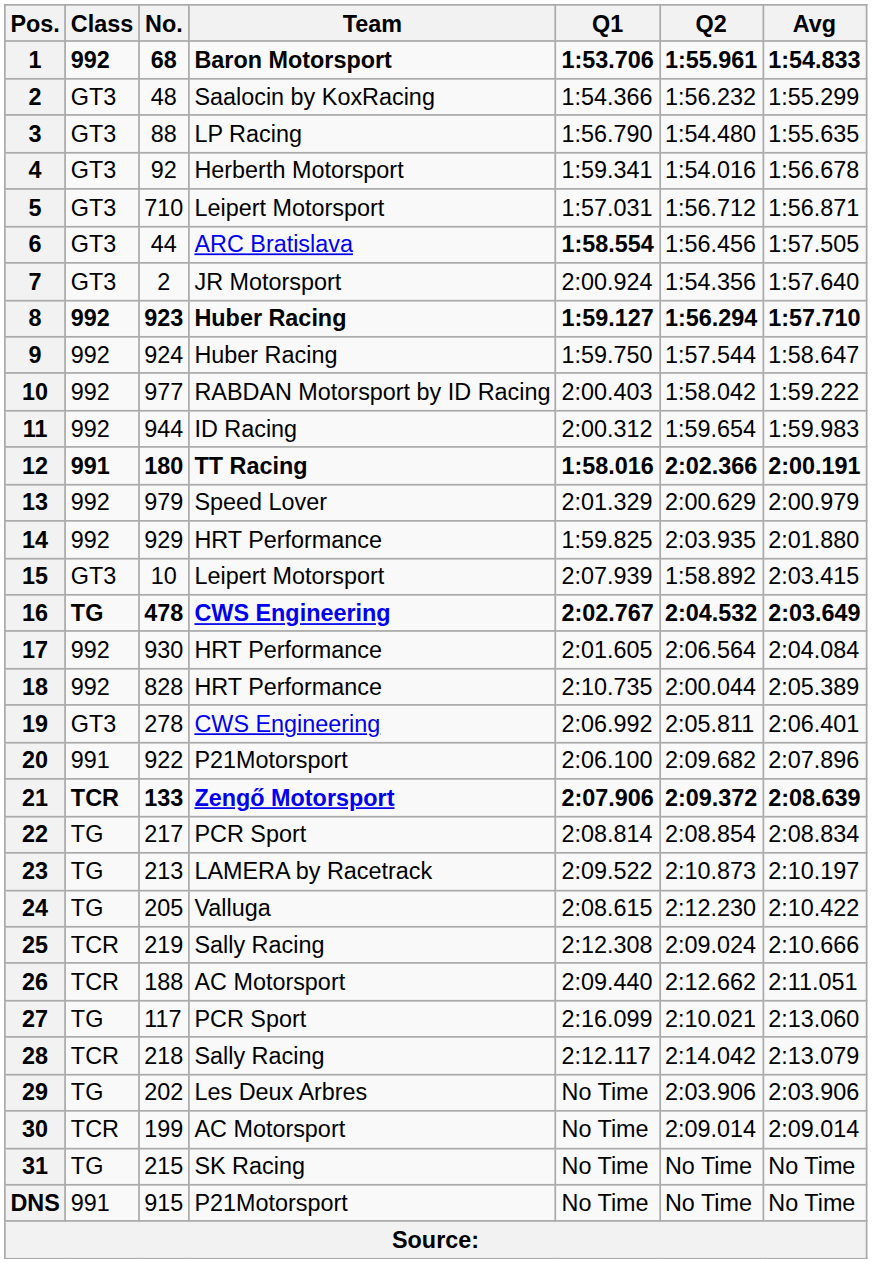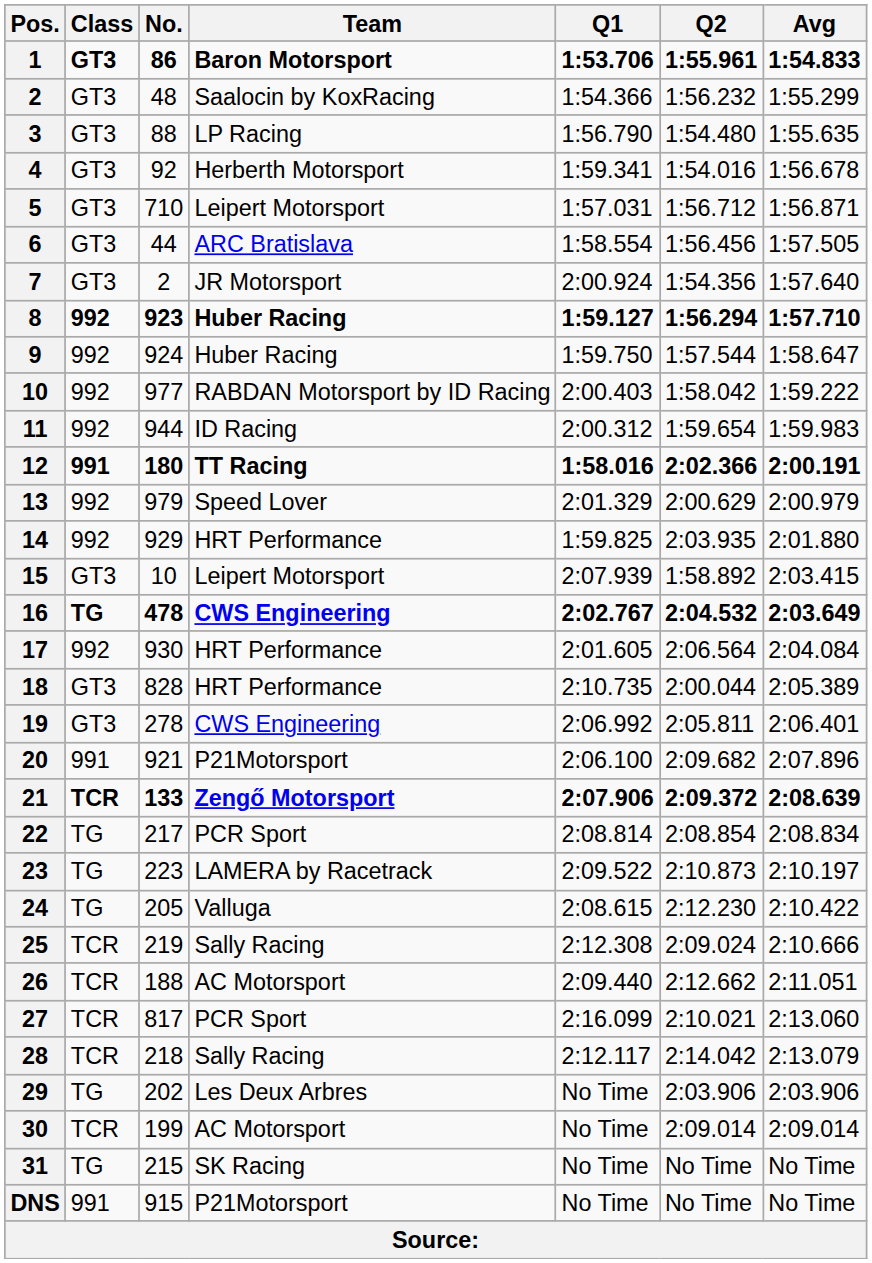(90, 60) 992 -> (94, 60) GT3
(164, 60) 68 -> (164, 60) 86
(608, 244) bold -> (607, 244) normal
(90, 687) 992 -> (94, 687) GT3
(164, 760) 922 -> (164, 760) 921
(164, 871) 213 -> (164, 871) 223
(87, 1018) TG -> (95, 1018) TCR
(163, 1018) 117 -> (164, 1018) 817
